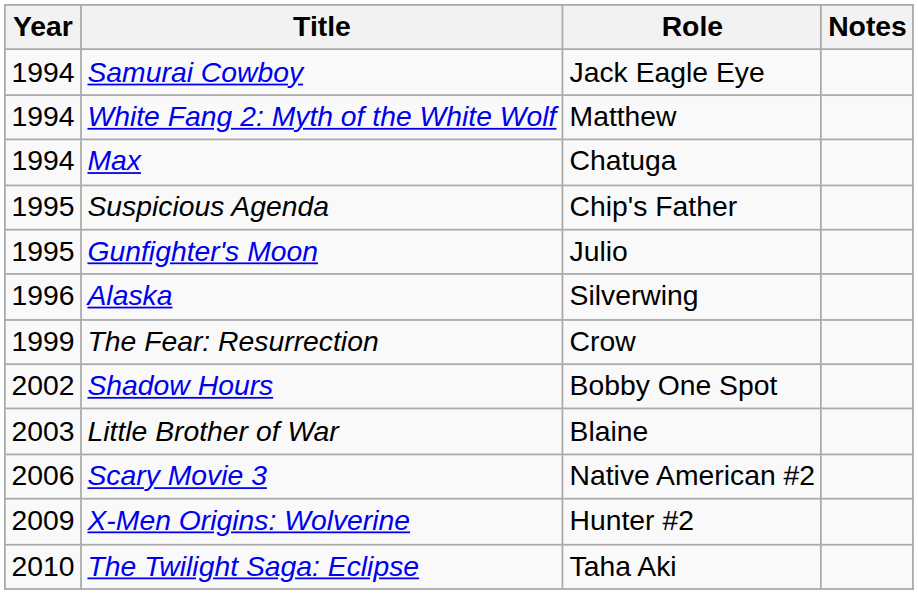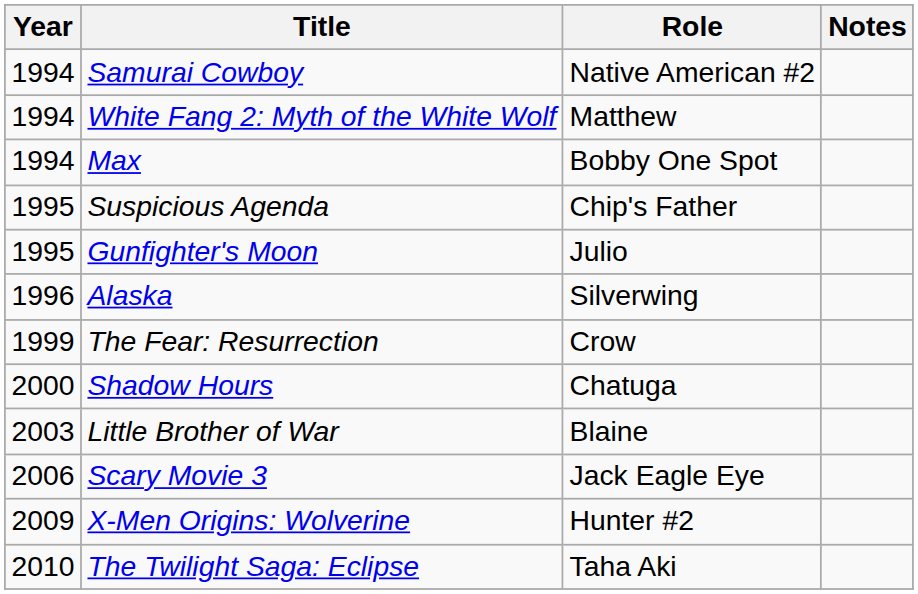(667, 71) Jack Eagle Eye -> (692, 71) Native American #2
(623, 161) Chatuga -> (673, 161) Bobby One Spot
(43, 386) 2002 -> (43, 386) 2000
(673, 386) Bobby One Spot -> (623, 386) Chatuga
(692, 476) Native American #2 -> (667, 476) Jack Eagle Eye
